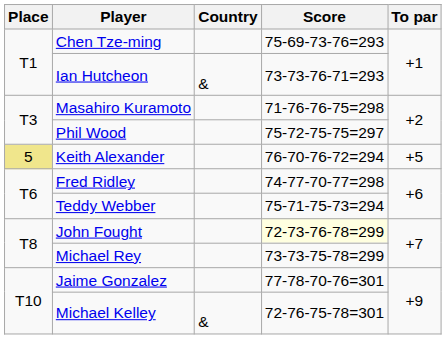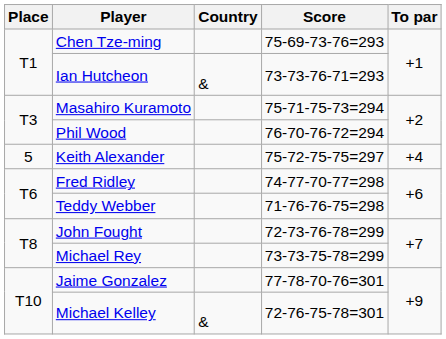(324, 108) 71-76-76-75=298 -> (324, 108) 75-71-75-73=294
(324, 132) 75-72-75-75=297 -> (324, 132) 76-70-76-72=294
(28, 157) khaki background -> (28, 157) no background
(324, 157) 76-70-76-72=294 -> (324, 157) 75-72-75-75=297
(414, 157) +5 -> (414, 157) +4
(324, 206) 75-71-75-73=294 -> (324, 206) 71-76-76-75=298
(324, 231) lightyellow background -> (324, 231) no background
